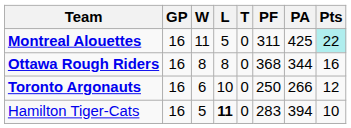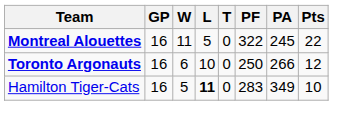(269, 40) 311 -> (251, 40) 322
(300, 40) 425 -> (282, 40) 245
(331, 40) paleturquoise background -> (313, 40) no background
- row: (84, 64)
(300, 111) 394 -> (282, 87) 349
